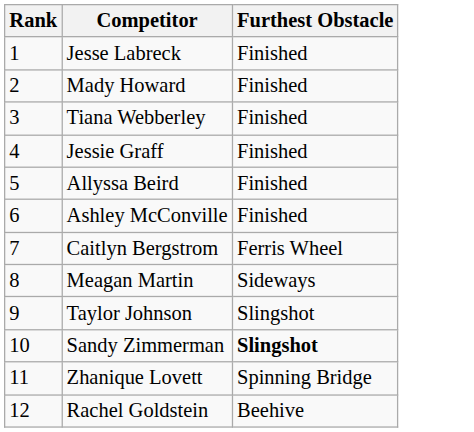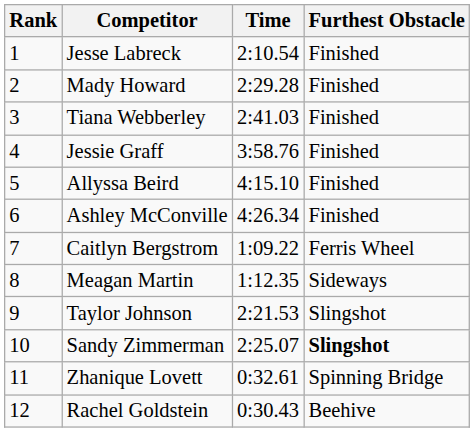+ column: (268, 20)
